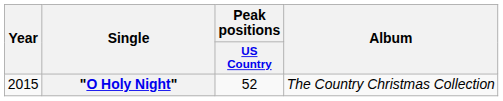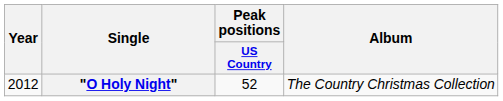(23, 84) 2015 -> (23, 84) 2012
